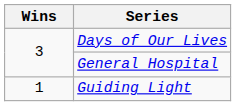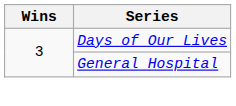- row: (135, 88)
